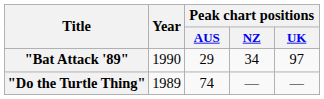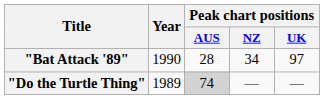(207, 60) 29 -> (207, 60) 28
(207, 82) no background -> (207, 82) lightgrey background
